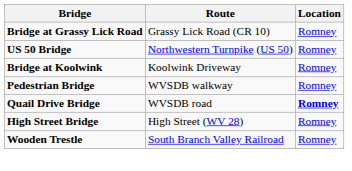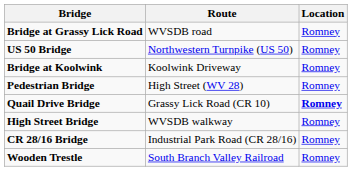(209, 31) Grassy Lick Road (CR 10) -> (180, 31) WVSDB road
(190, 85) WVSDB walkway -> (196, 85) High Street (WV 28)
(180, 103) WVSDB road -> (209, 103) Grassy Lick Road (CR 10)
(196, 121) High Street (WV 28) -> (190, 121) WVSDB walkway
+ row: (47, 139)
